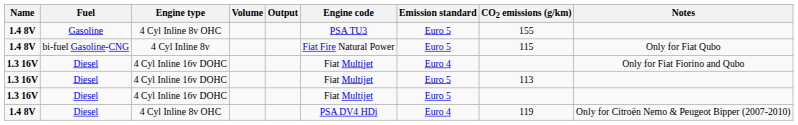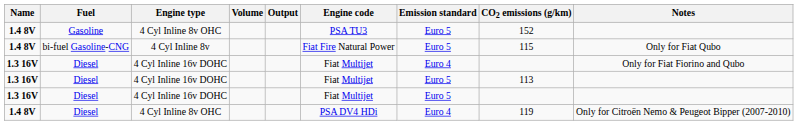(526, 30) 155 -> (526, 30) 152
